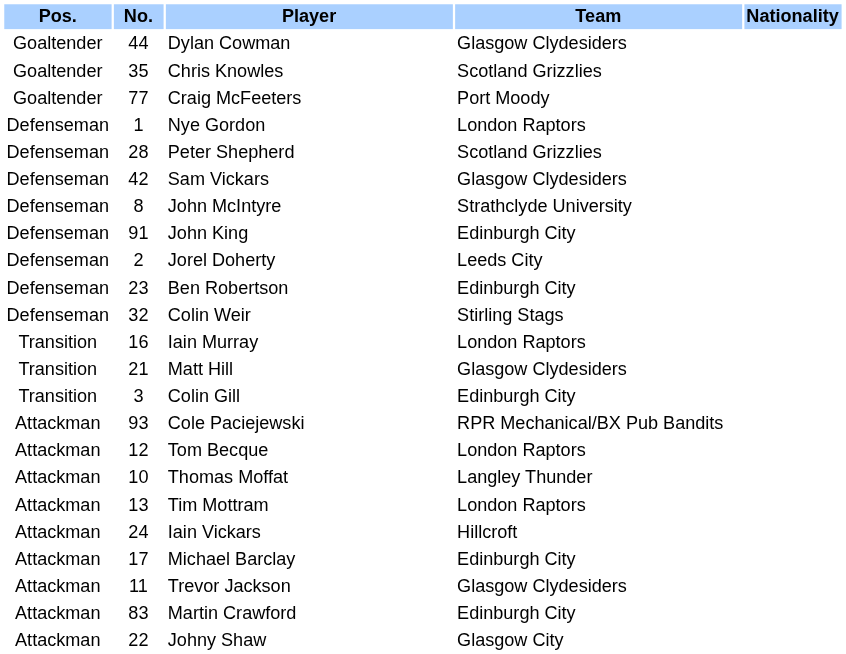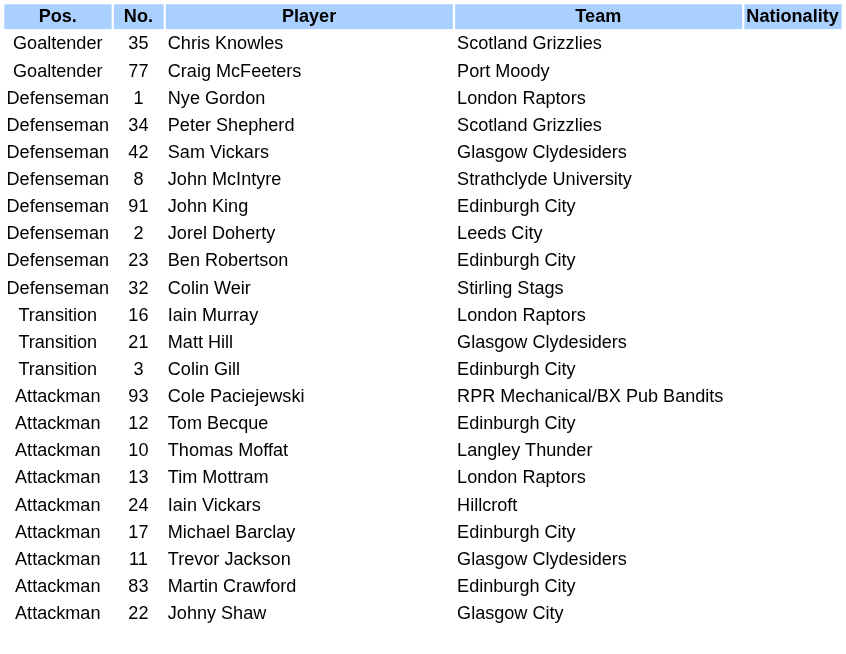- row: (229, 43)
(138, 152) 28 -> (138, 125) 34
(521, 450) London Raptors -> (516, 423) Edinburgh City
